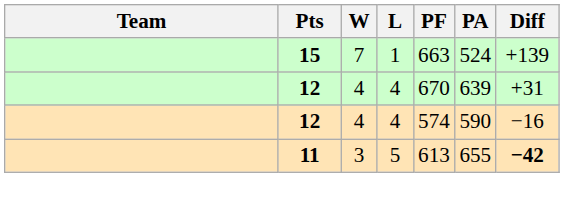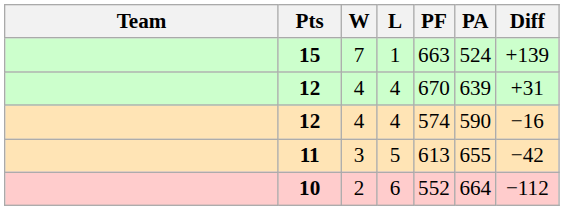(527, 155) bold -> (527, 155) normal
+ row: (310, 188)
